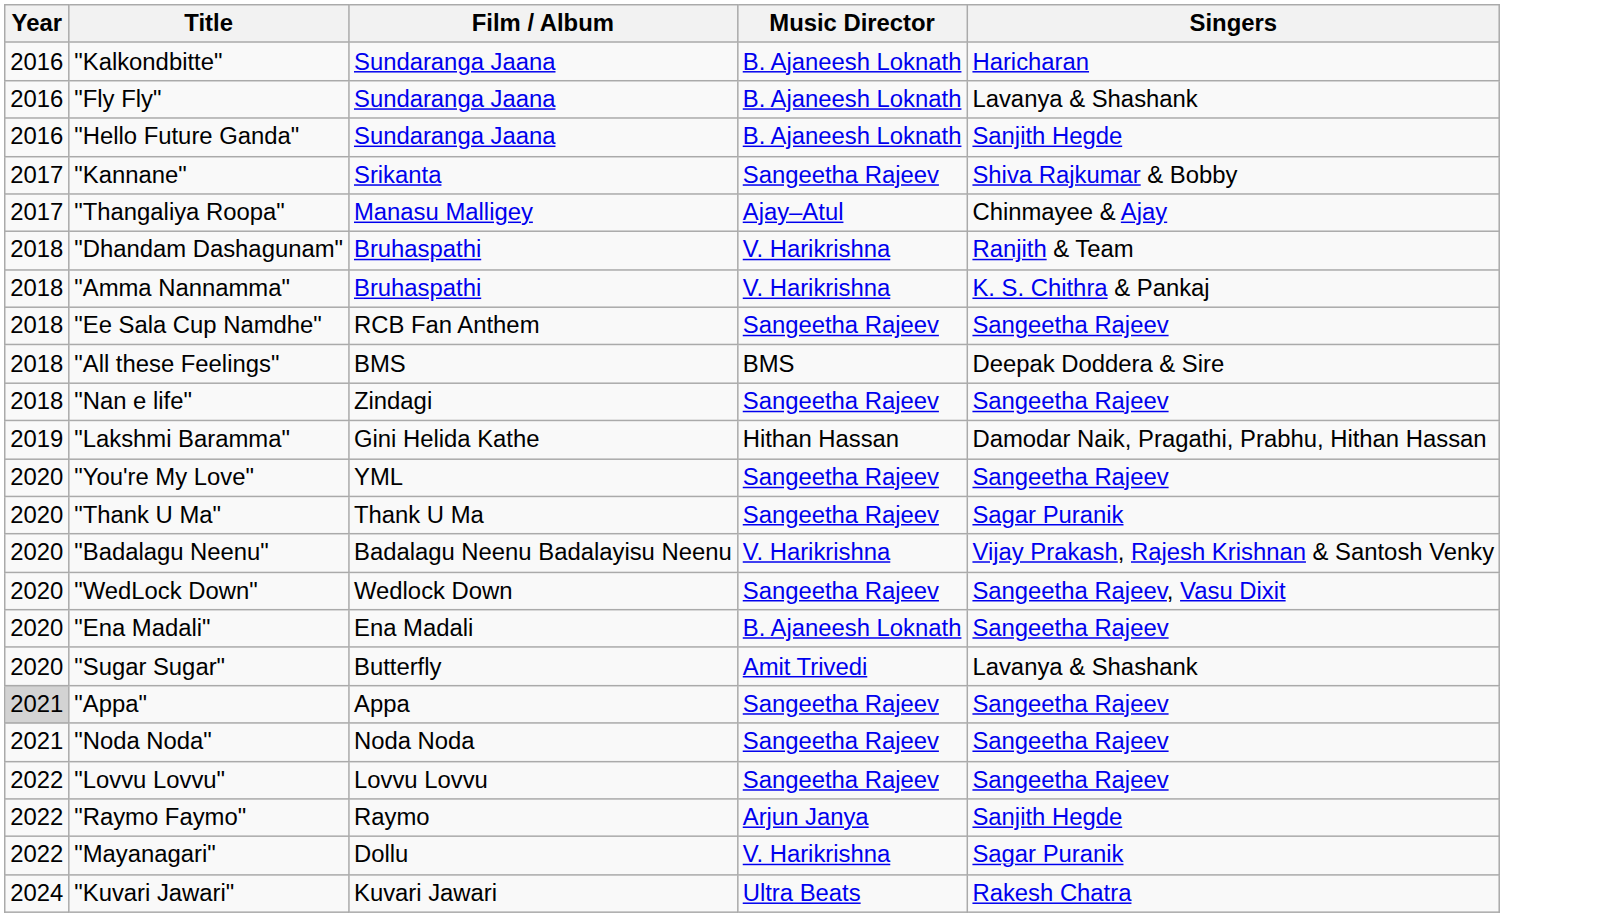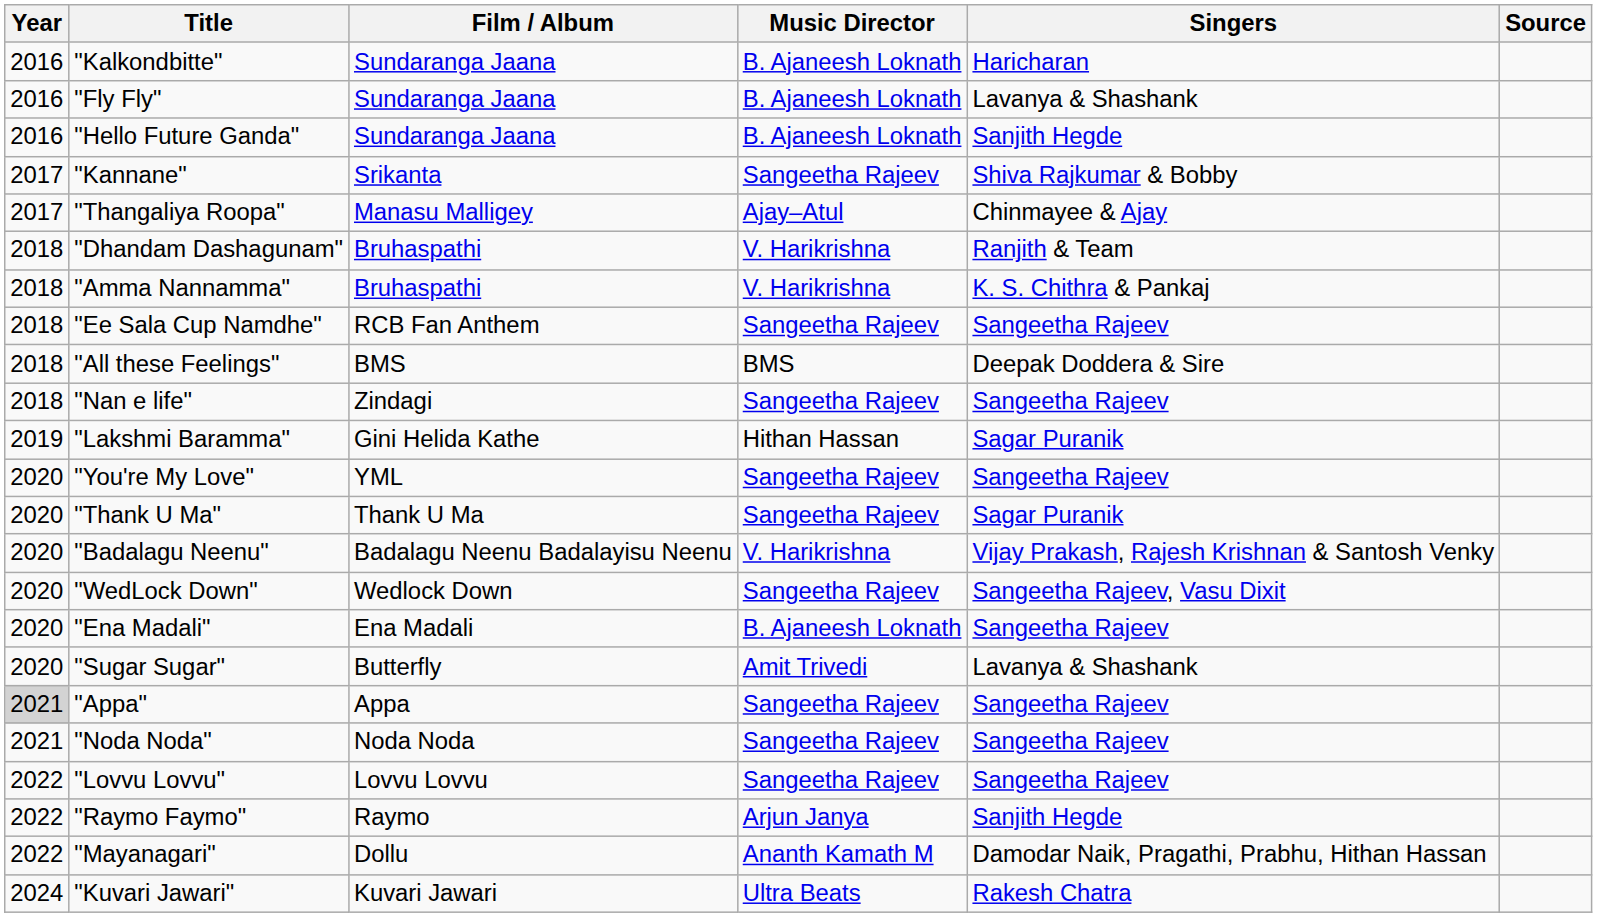+ column: (1546, 23)
(1230, 439) Damodar Naik, Pragathi, Prabhu, Hithan Hassan -> (1048, 439) Sagar Puranik
(817, 855) V. Harikrishna -> (838, 855) Ananth Kamath M
(1048, 855) Sagar Puranik -> (1230, 855) Damodar Naik, Pragathi, Prabhu, Hithan Hassan
